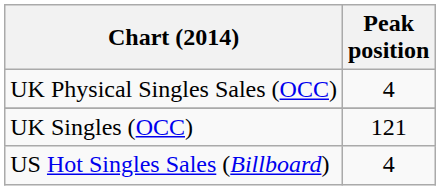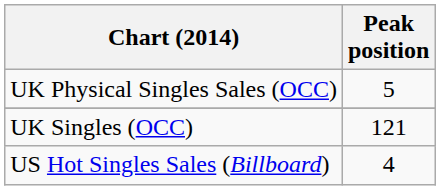(389, 88) 4 -> (389, 88) 5
